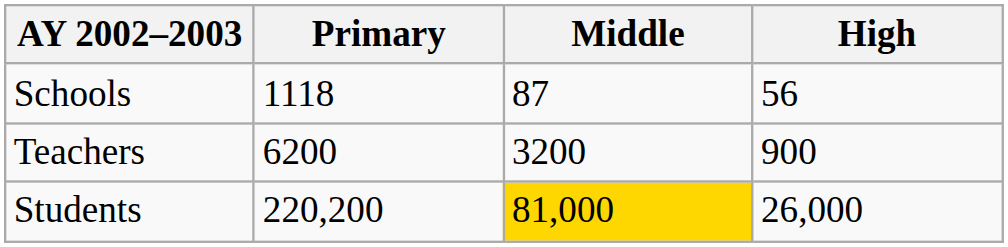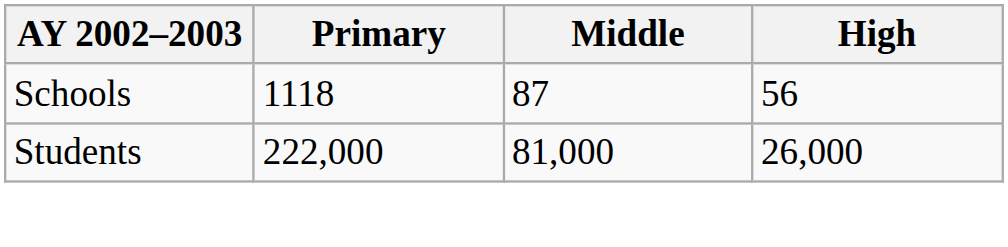- row: (79, 151)
(323, 210) 220,200 -> (323, 151) 222,000
(563, 210) gold background -> (563, 151) no background
